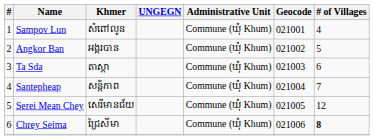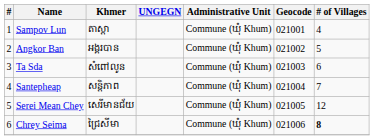(106, 28) សំពៅលូន -> (99, 28) តាស្ដា
(99, 67) តាស្ដា -> (106, 67) សំពៅលូន
